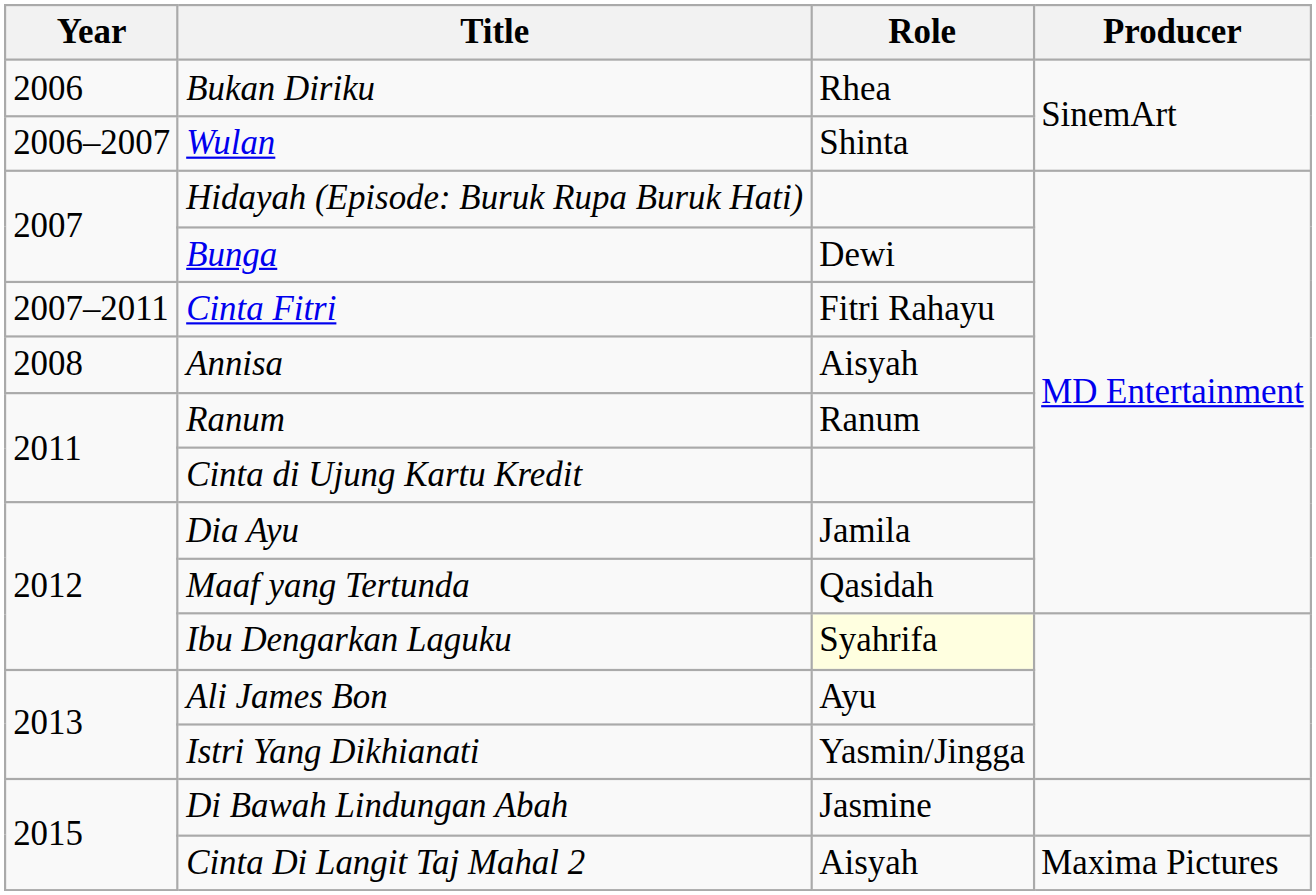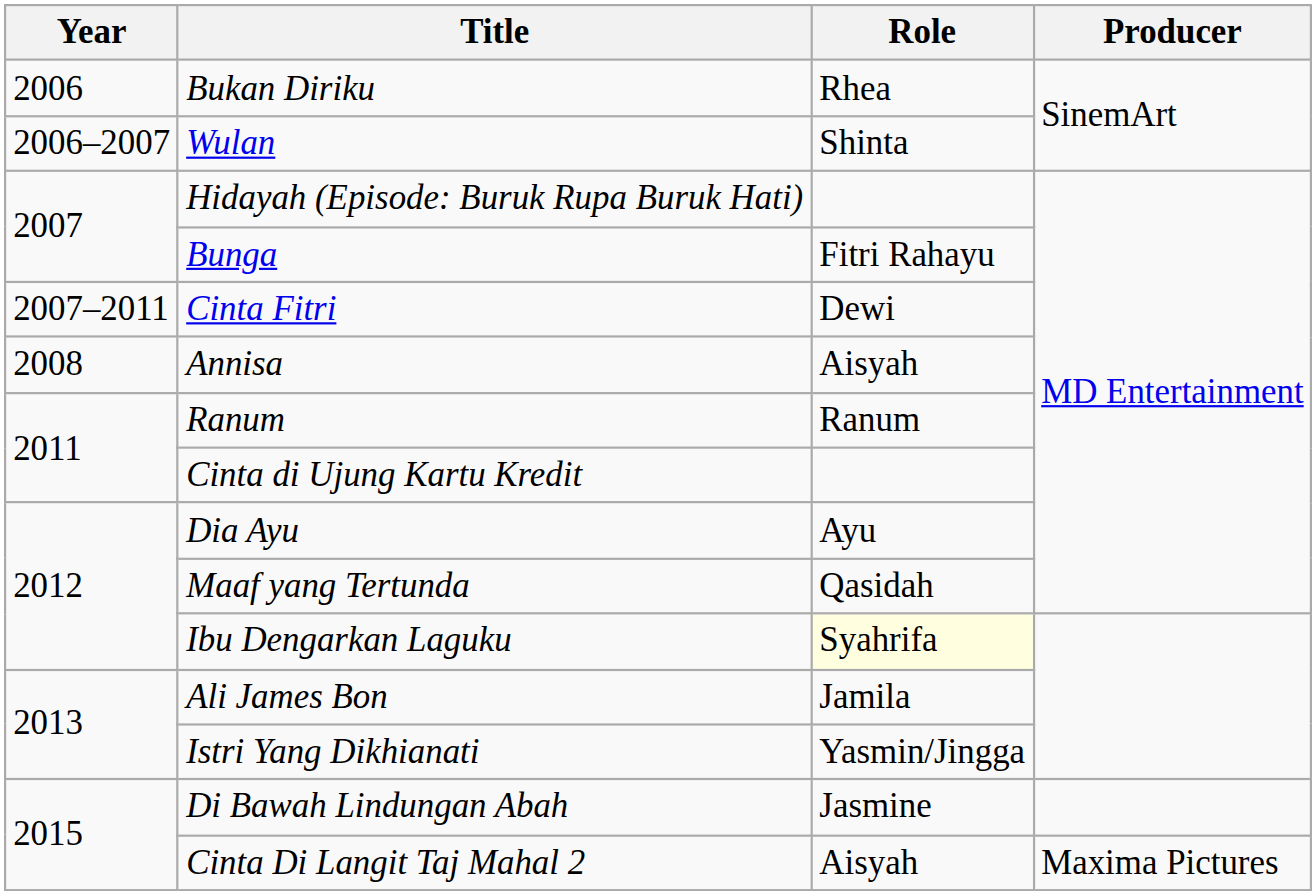(857, 253) Dewi -> (907, 253) Fitri Rahayu
(907, 308) Fitri Rahayu -> (857, 308) Dewi
(865, 530) Jamila -> (848, 530) Ayu
(848, 695) Ayu -> (865, 695) Jamila
